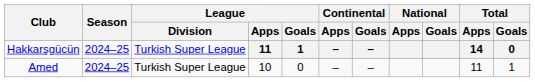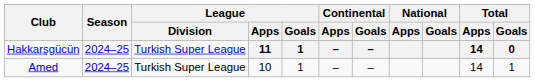(300, 67) 0 -> (300, 67) 1
(476, 67) 11 -> (476, 67) 14
